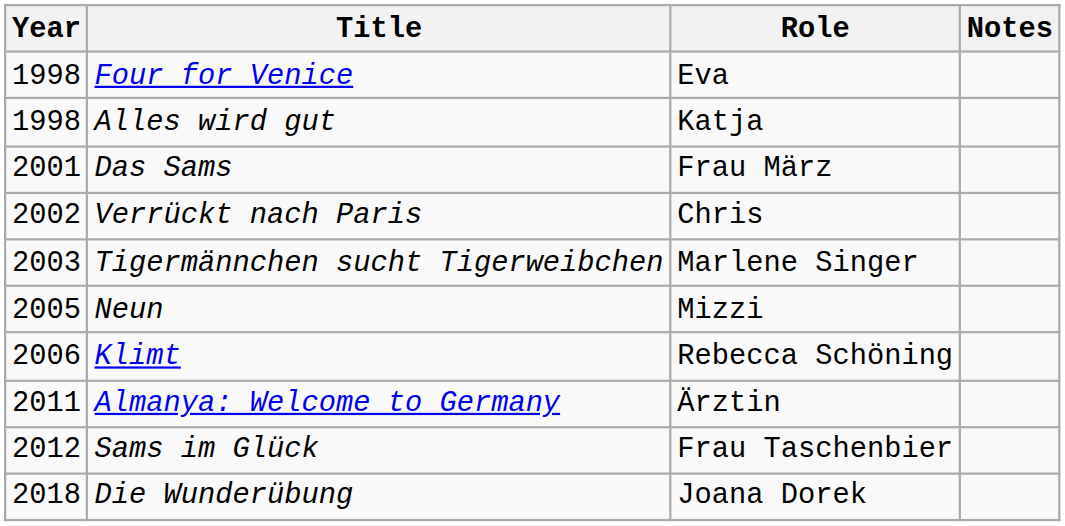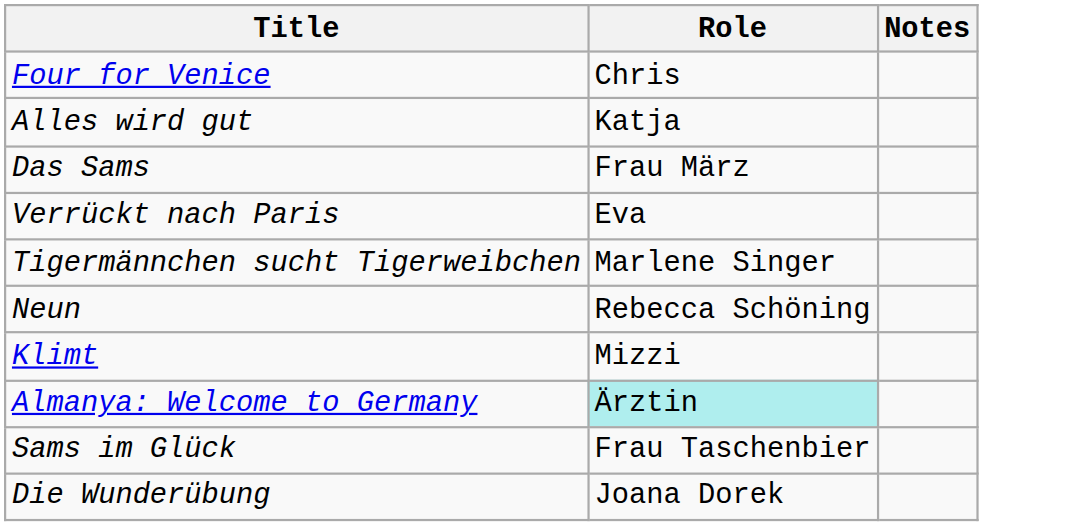- column: (46, 29)
(703, 75) Eva -> (638, 75) Chris
(720, 216) Chris -> (620, 216) Eva
(720, 309) Mizzi -> (733, 309) Rebecca Schöning
(815, 356) Rebecca Schöning -> (638, 356) Mizzi
(729, 403) no background -> (646, 403) paleturquoise background
